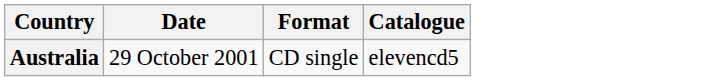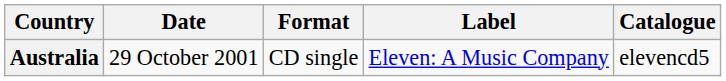+ column: (489, 22)
